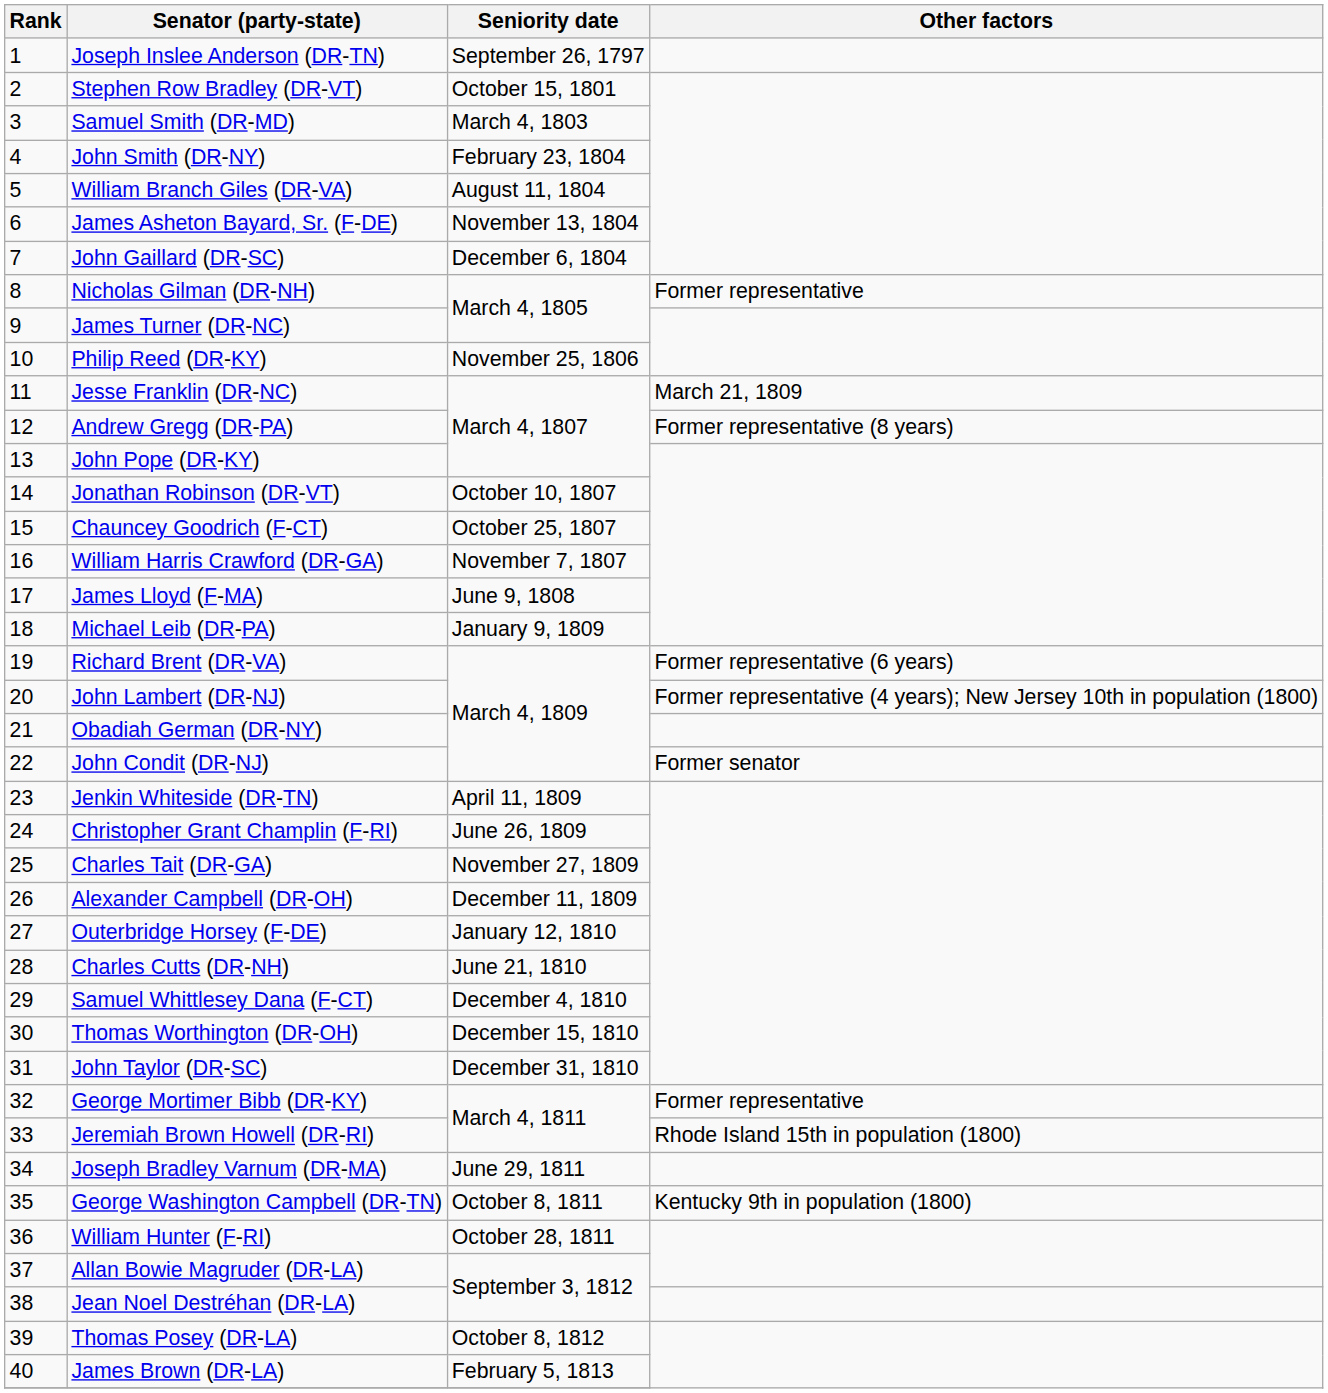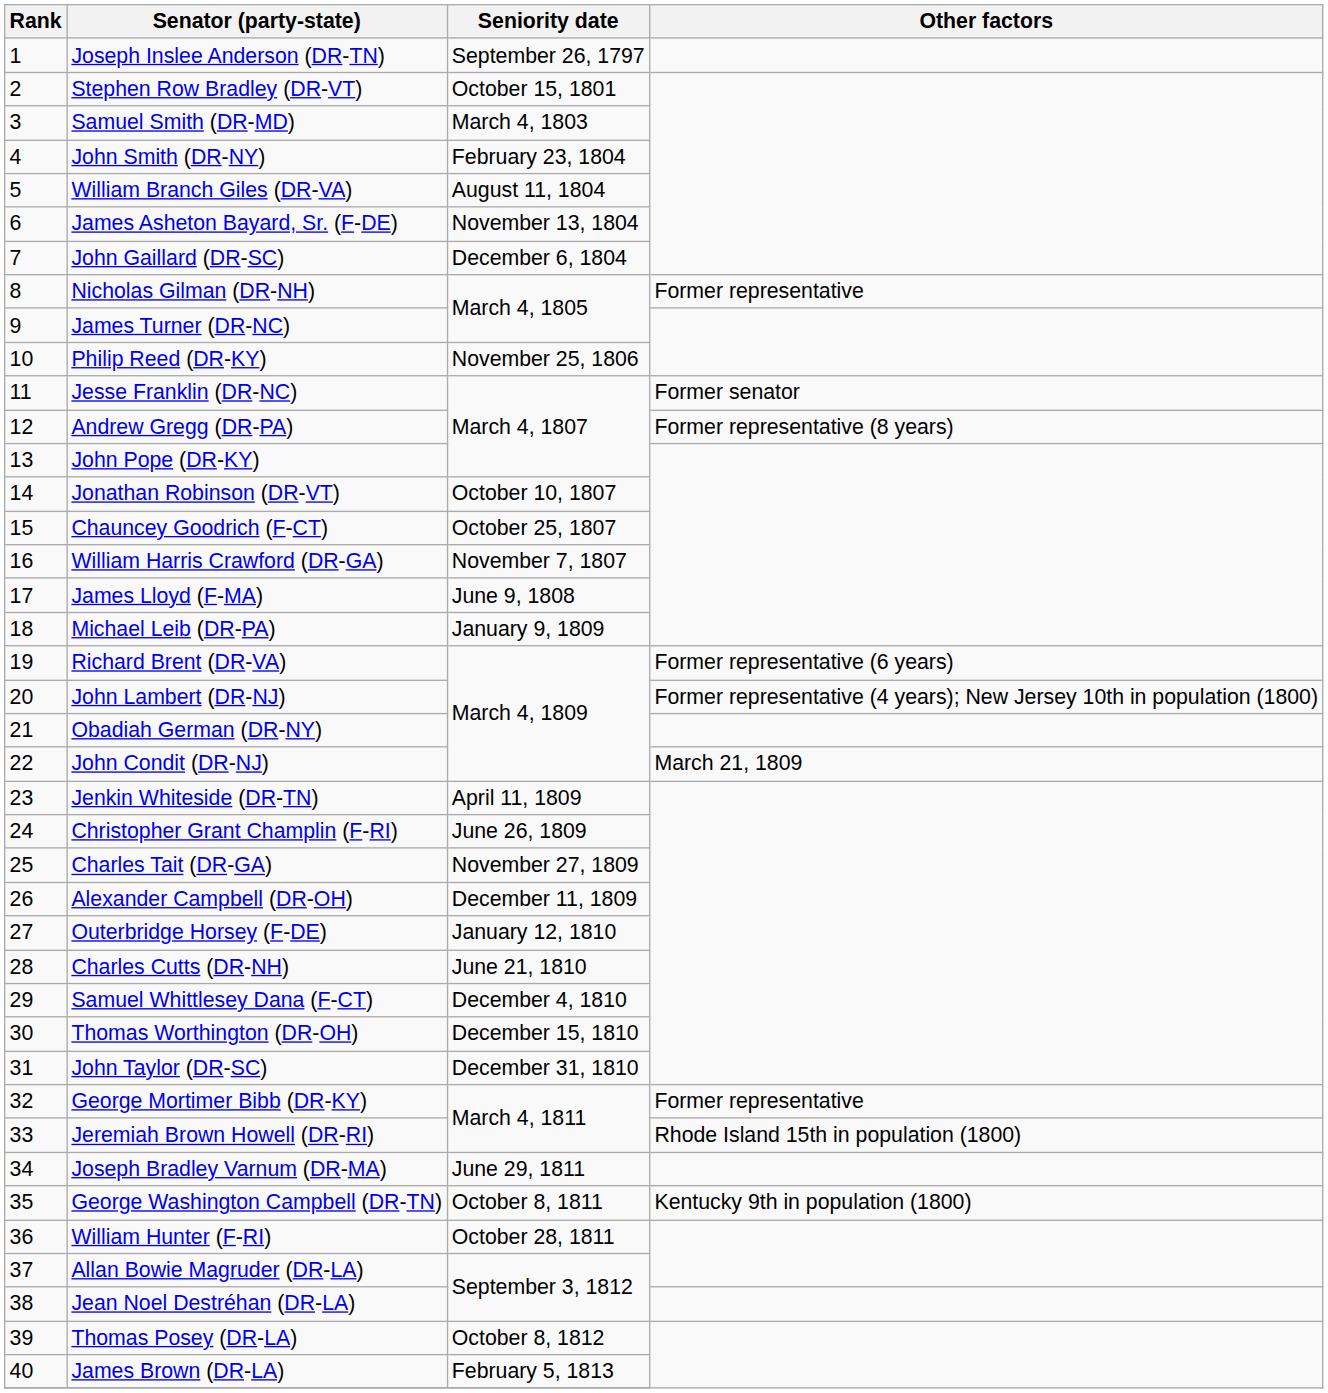(728, 392) March 21, 1809 -> (727, 392) Former senator
(727, 763) Former senator -> (728, 763) March 21, 1809
